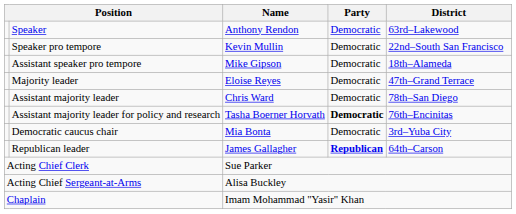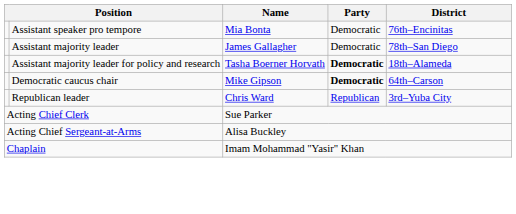- row: (29, 30)
- row: (56, 47)
(253, 64) Mike Gipson -> (248, 30) Mia Bonta
(420, 64) 18th–Alameda -> (421, 30) 76th–Encinitas
- row: (45, 81)
(249, 98) Chris Ward -> (261, 47) James Gallagher
(421, 115) 76th–Encinitas -> (420, 64) 18th–Alameda
(248, 132) Mia Bonta -> (253, 81) Mike Gipson
(355, 132) normal -> (357, 81) bold
(420, 132) 3rd–Yuba City -> (416, 81) 64th–Carson
(261, 149) James Gallagher -> (249, 98) Chris Ward
(357, 149) bold -> (355, 98) normal
(416, 149) 64th–Carson -> (420, 98) 3rd–Yuba City
